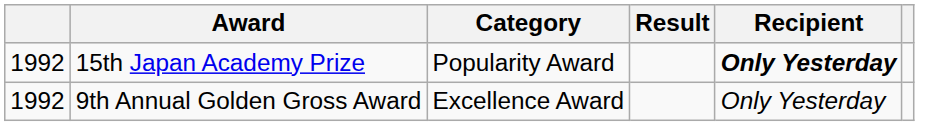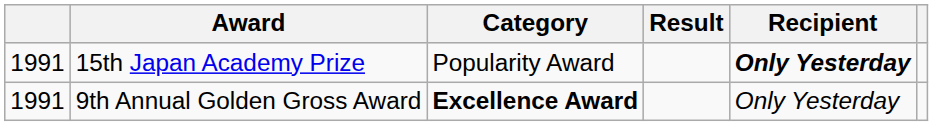(37, 62) 1992 -> (37, 62) 1991
(37, 100) 1992 -> (37, 100) 1991
(528, 100) normal -> (535, 100) bold
